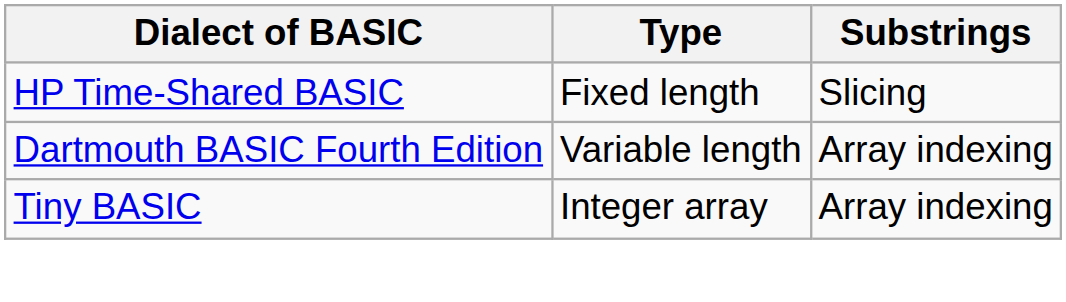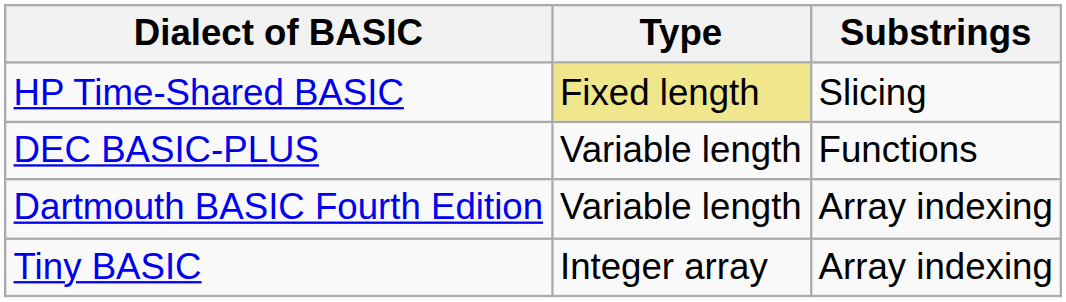(660, 91) no background -> (660, 91) khaki background
+ row: (166, 149)
